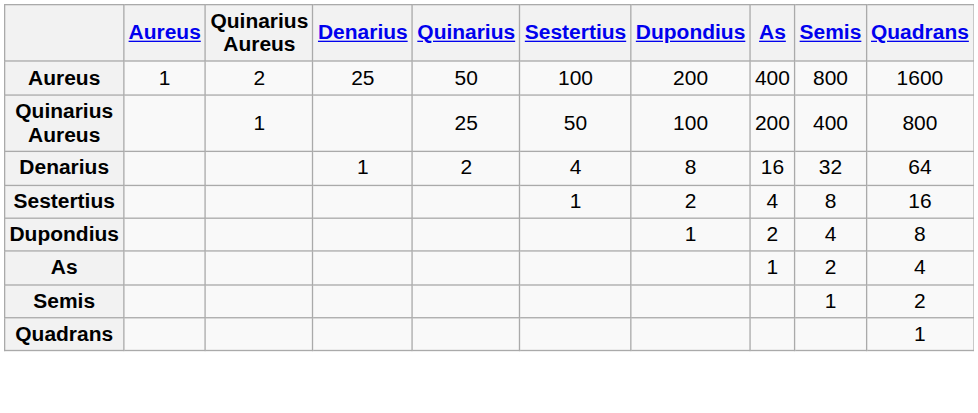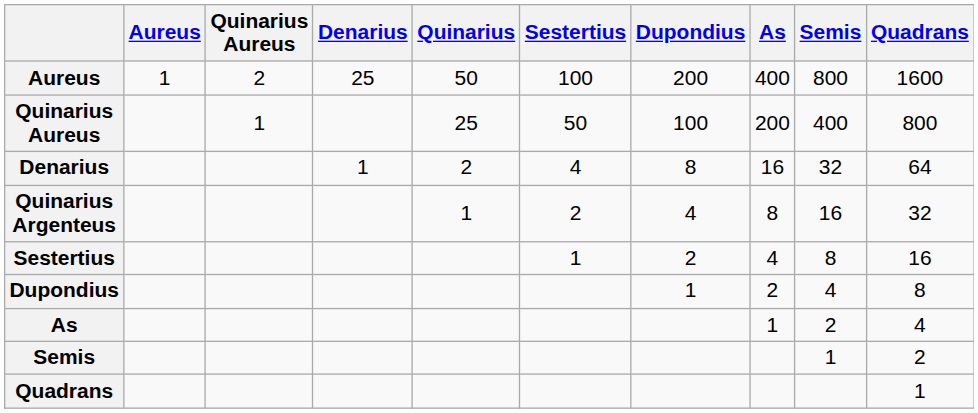+ row: (64, 213)
